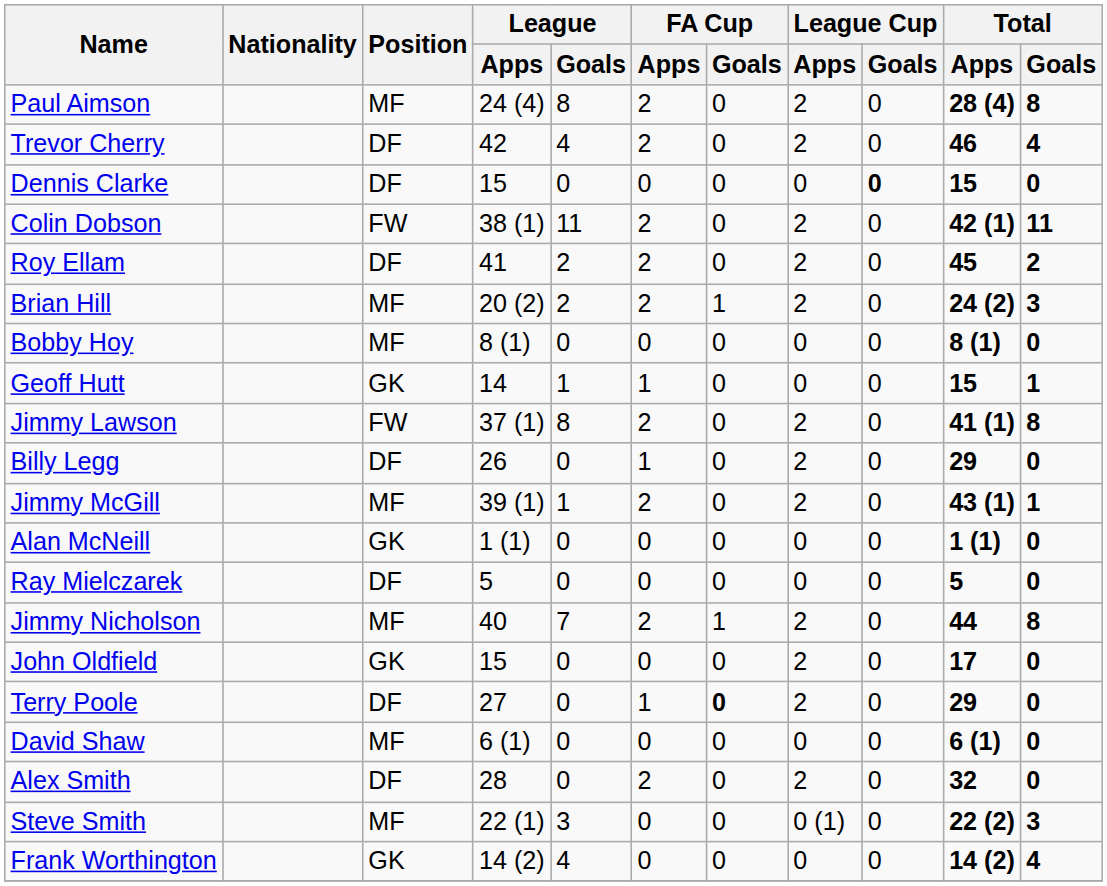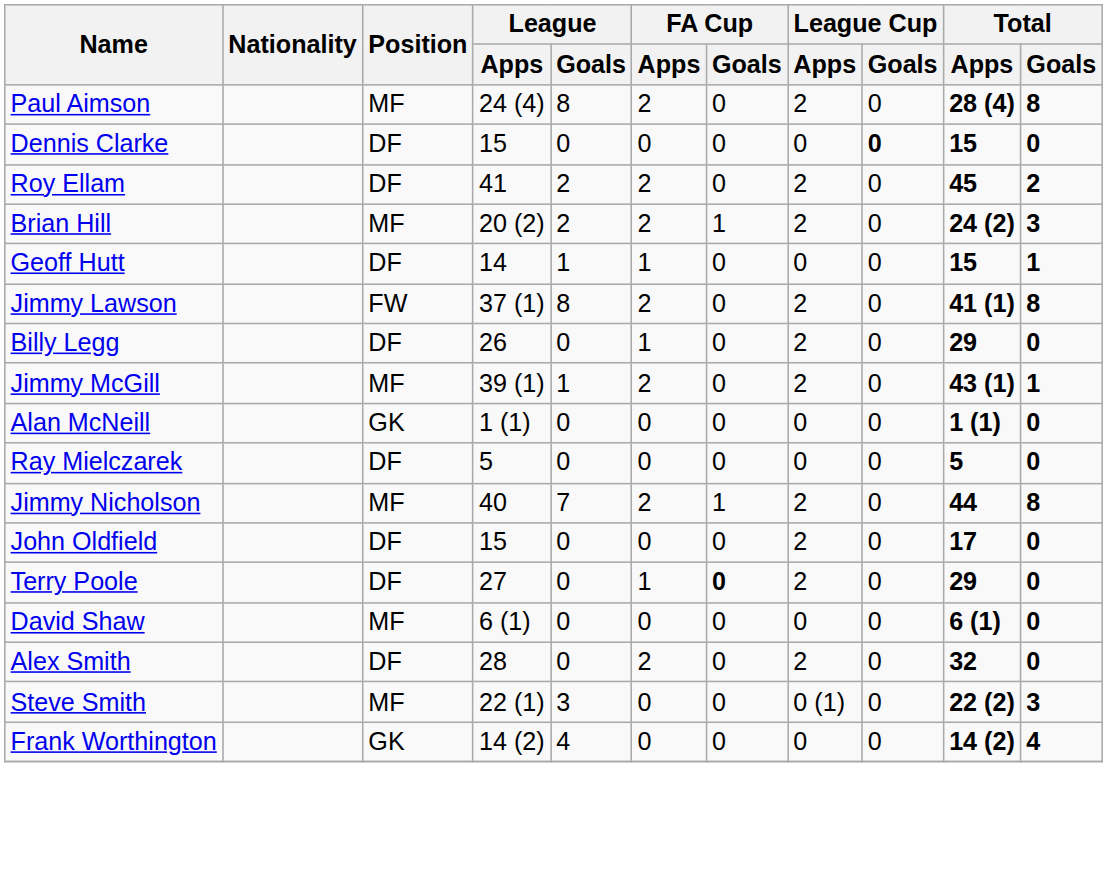- row: (88, 143)
- row: (86, 223)
- row: (72, 343)
(386, 382) GK -> (385, 263) DF
(386, 661) GK -> (385, 542) DF
